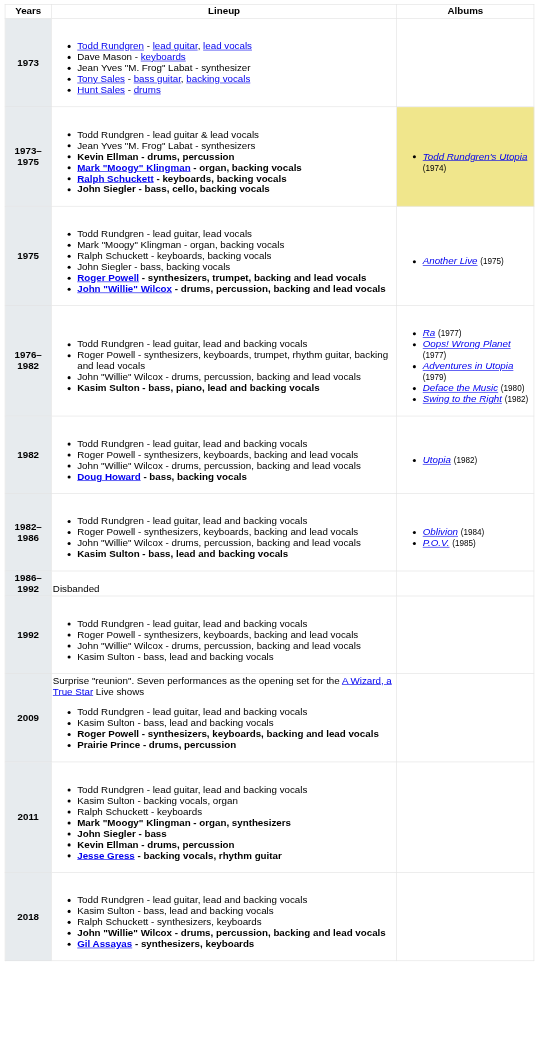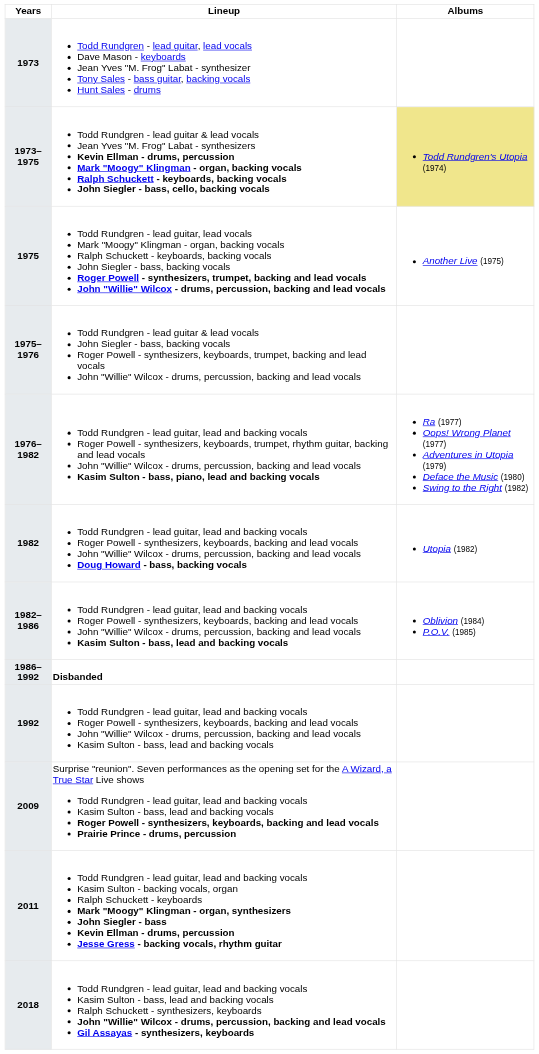+ row: (28, 350)
(76, 589) normal -> (78, 677) bold
